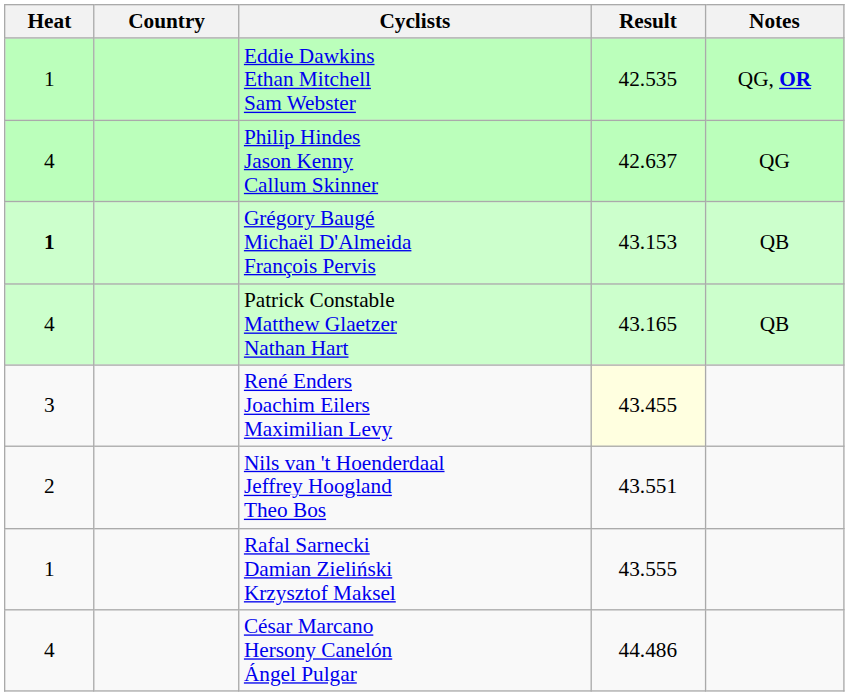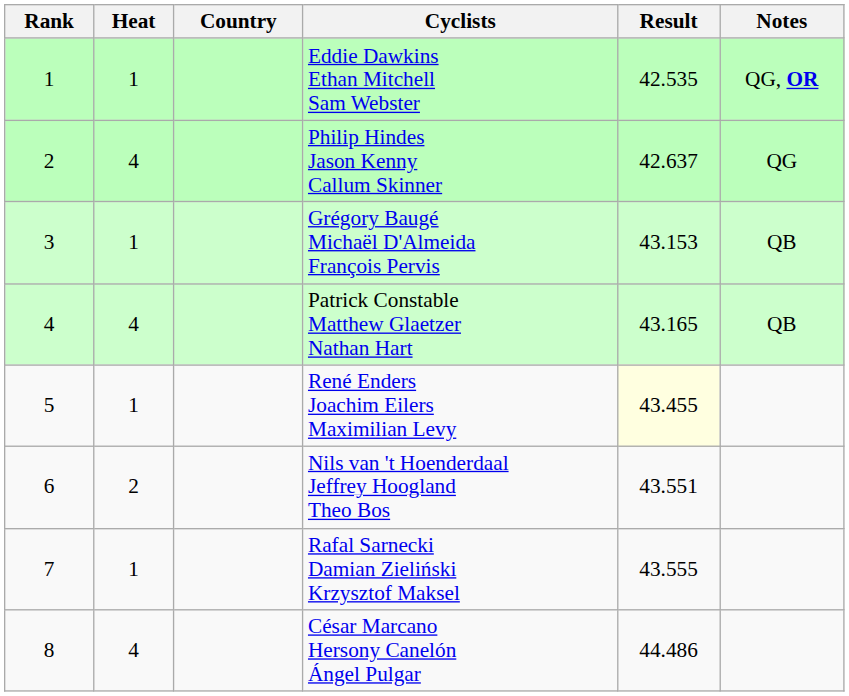+ column: (49, 21)
(49, 242) bold -> (134, 242) normal
(49, 405) 3 -> (134, 405) 1
